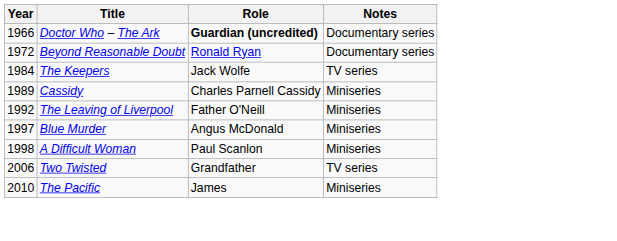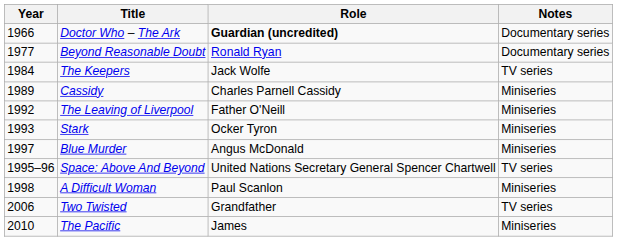(21, 52) 1972 -> (21, 52) 1977
+ row: (74, 129)
+ row: (132, 168)
